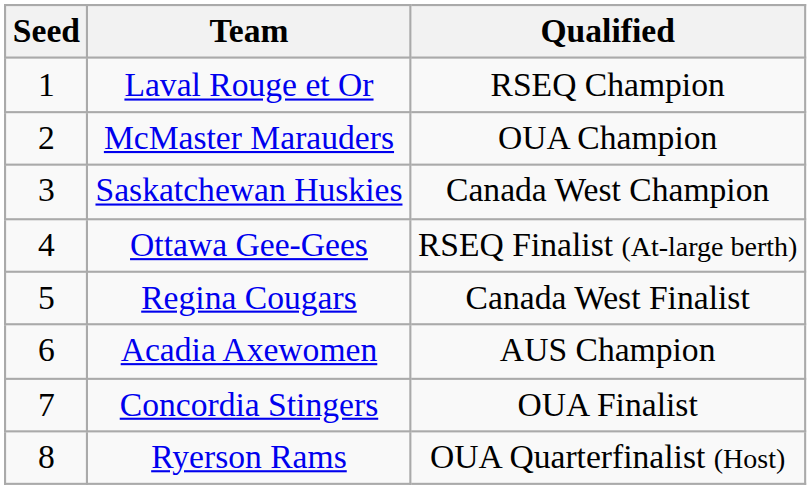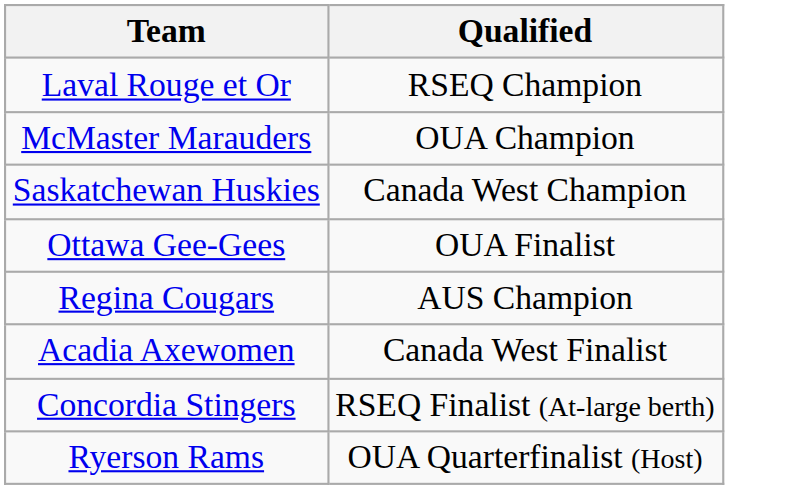- column: (46, 31)
(608, 244) RSEQ Finalist (At-large berth) -> (525, 244) OUA Finalist
(608, 297) Canada West Finalist -> (525, 297) AUS Champion
(608, 350) AUS Champion -> (525, 350) Canada West Finalist
(608, 404) OUA Finalist -> (525, 404) RSEQ Finalist (At-large berth)
